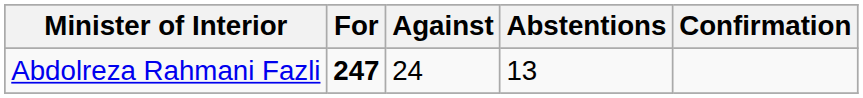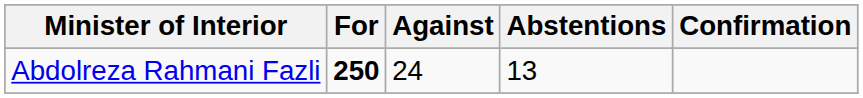(356, 70) 247 -> (356, 70) 250
